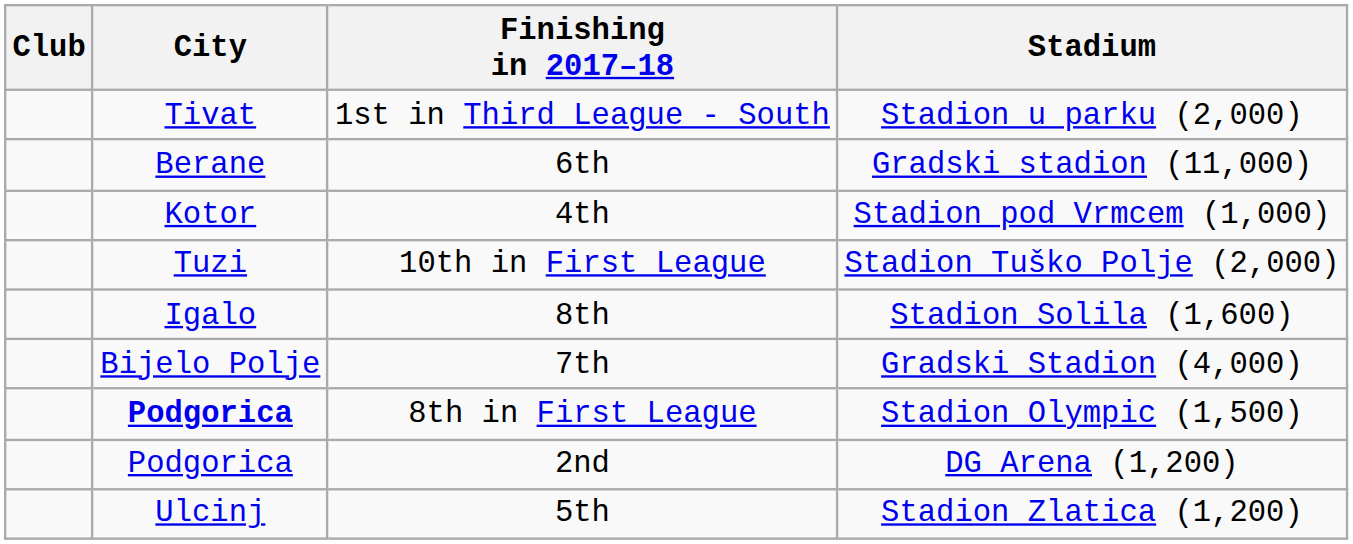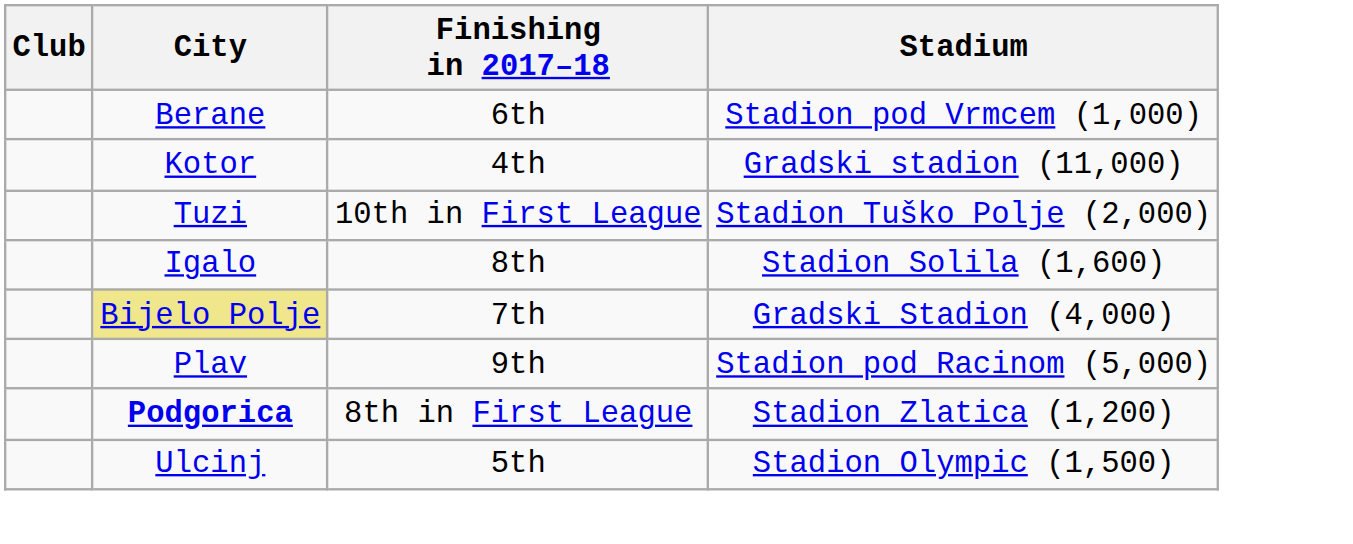- row: (582, 115)
(1092, 165) Gradski stadion (11,000) -> (964, 115) Stadion pod Vrmcem (1,000)
(1092, 215) Stadion pod Vrmcem (1,000) -> (964, 165) Gradski stadion (11,000)
(210, 364) no background -> (210, 314) khaki background
+ row: (518, 364)
(1092, 414) Stadion Olympic (1,500) -> (964, 414) Stadion Zlatica (1,200)
- row: (582, 464)
(1092, 513) Stadion Zlatica (1,200) -> (964, 464) Stadion Olympic (1,500)
